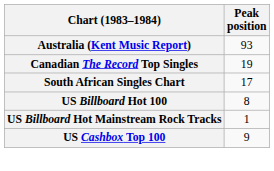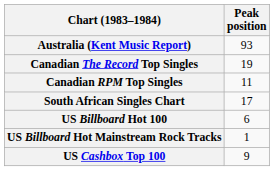+ row: (114, 82)
(247, 100) 8 -> (247, 119) 6
